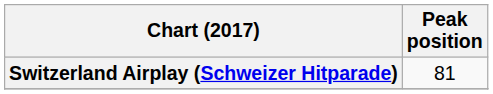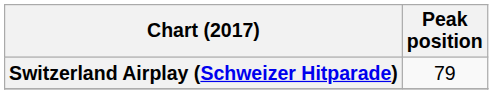(445, 72) 81 -> (445, 72) 79
